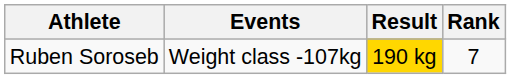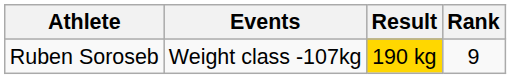(473, 56) 7 -> (473, 56) 9
